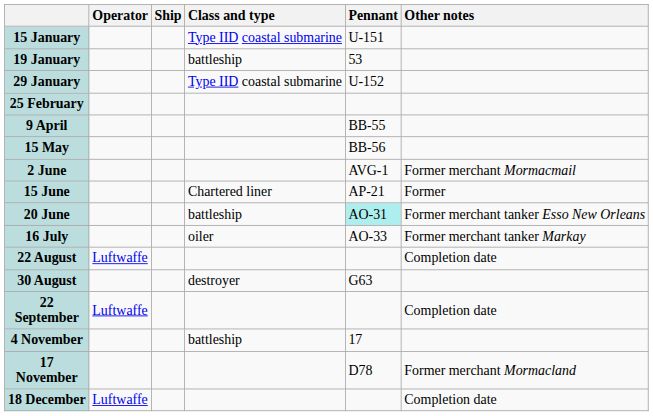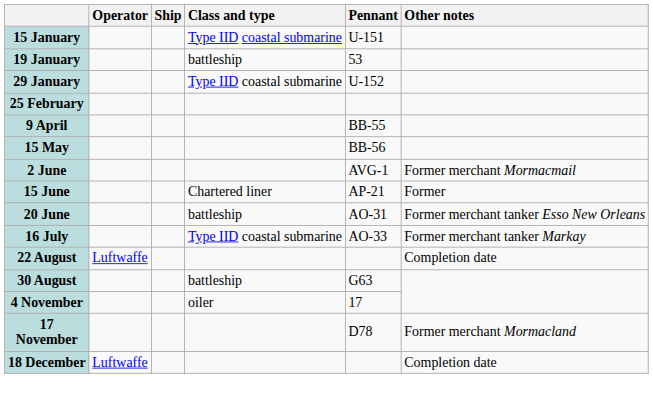(368, 214) paleturquoise background -> (368, 214) no background
(201, 236) oiler -> (265, 236) Type IID coastal submarine
(214, 280) destroyer -> (215, 280) battleship
- row: (47, 310)
(215, 340) battleship -> (201, 302) oiler
